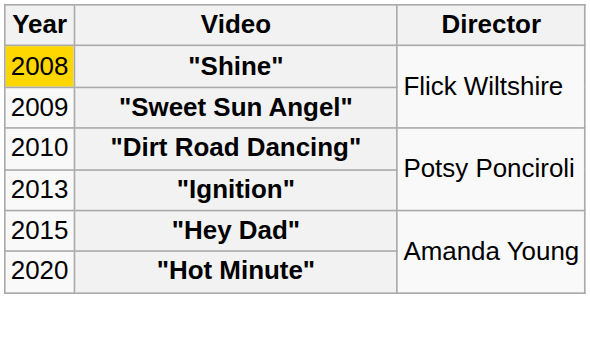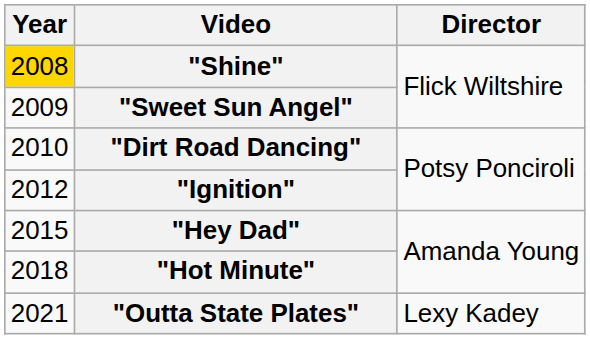(40, 189) 2013 -> (40, 189) 2012
(40, 271) 2020 -> (40, 271) 2018
+ row: (236, 312)
